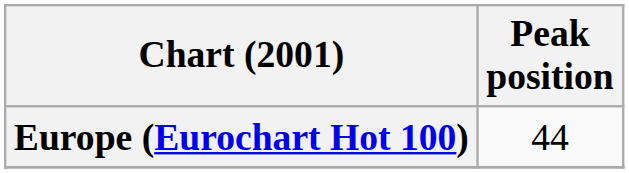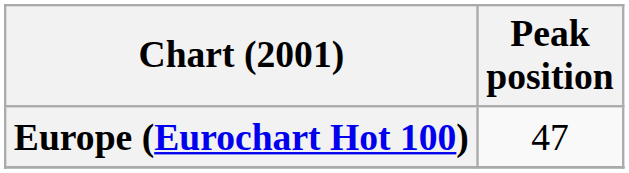(550, 136) 44 -> (550, 136) 47
